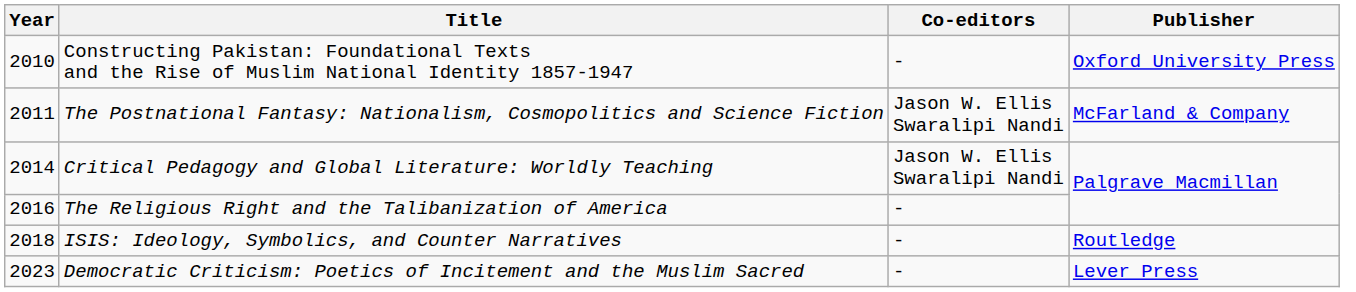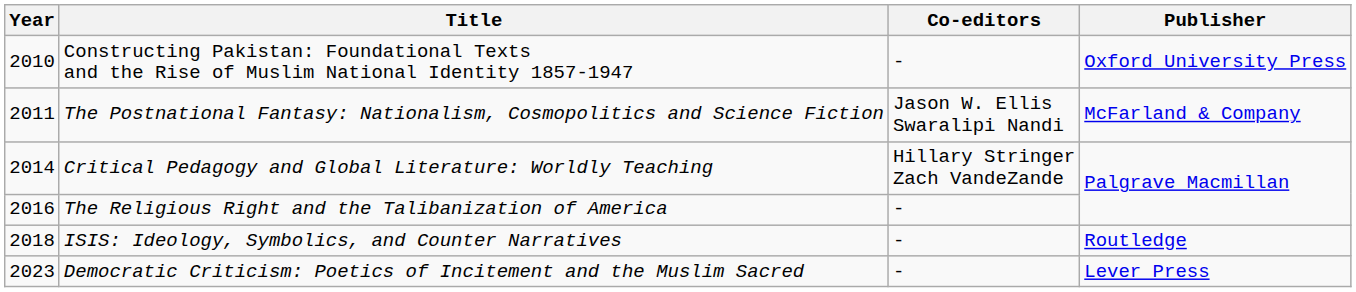(978, 168) Jason W. Ellis Swaralipi Nandi -> (984, 168) Hillary Stringer Zach VandeZande
